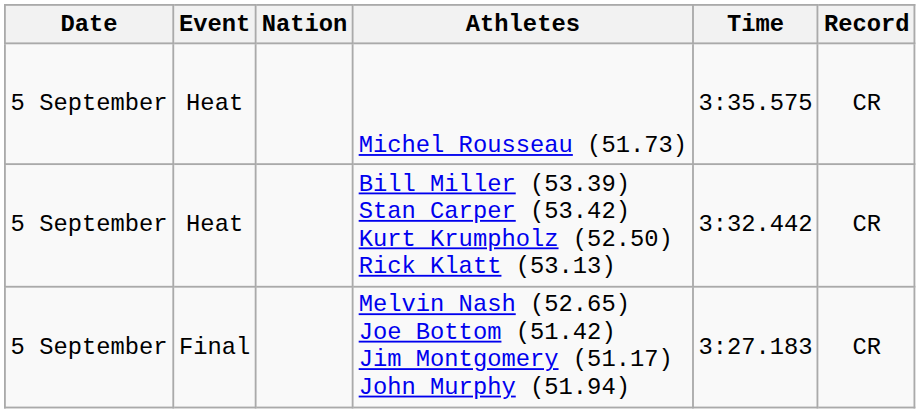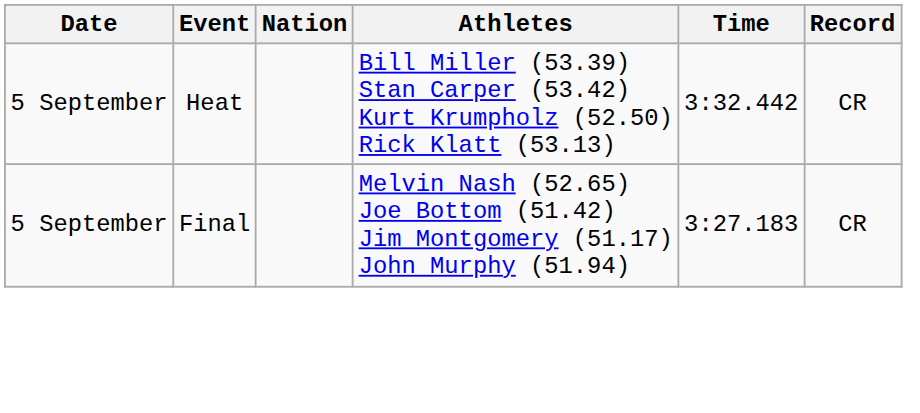- row: (523, 145)
